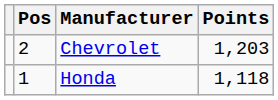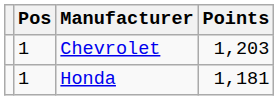(24, 50) 2 -> (24, 50) 1
(242, 80) 1,118 -> (242, 80) 1,181
